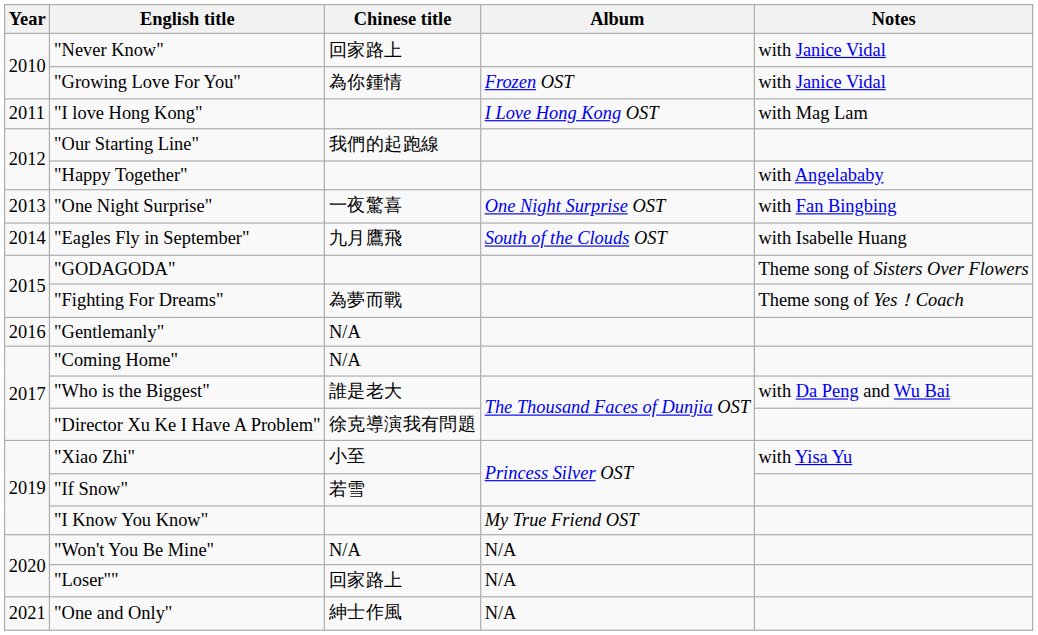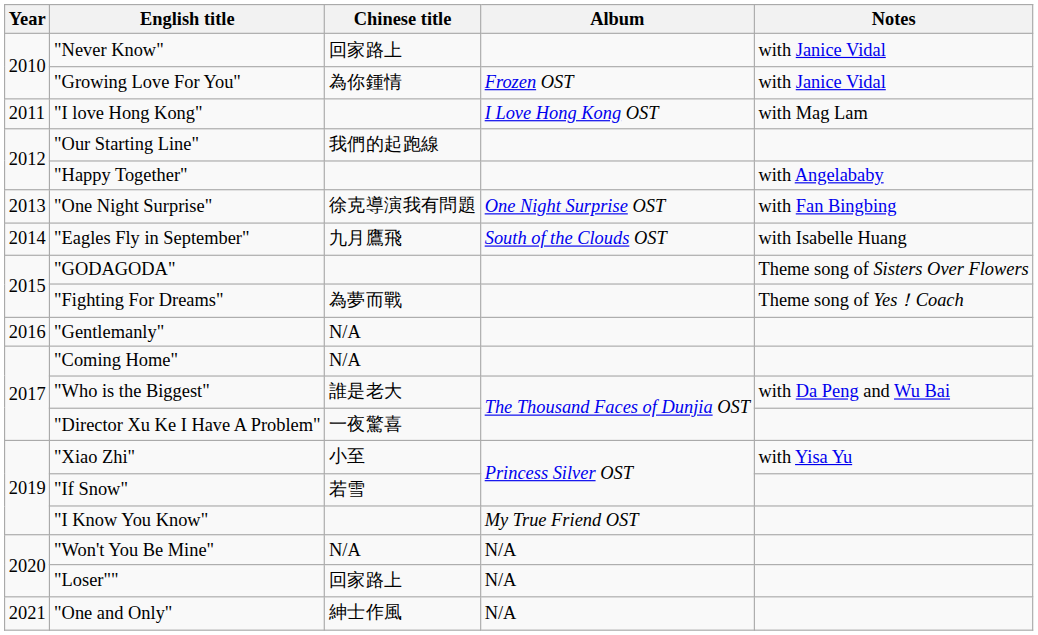(366, 205) 一夜驚喜 -> (403, 205) 徐克導演我有問題
(403, 423) 徐克導演我有問題 -> (366, 423) 一夜驚喜
